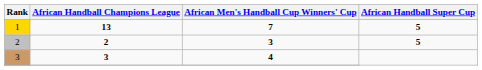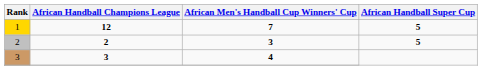(106, 27) 13 -> (106, 27) 12
